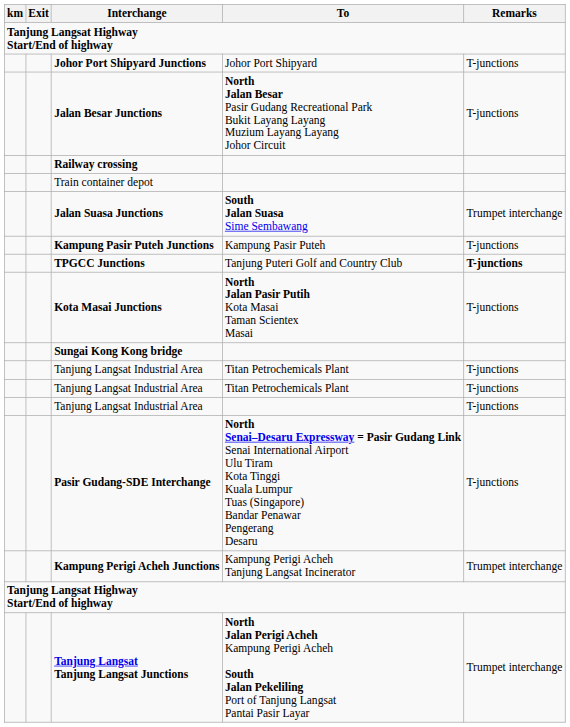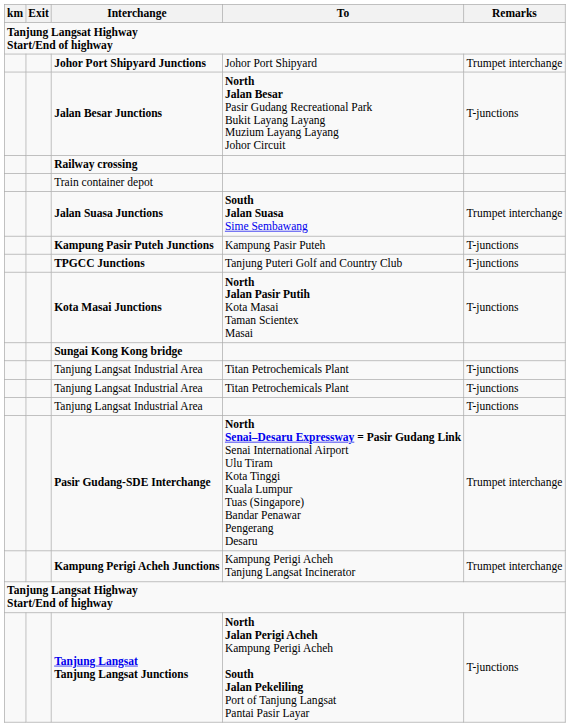(493, 63) T-junctions -> (514, 63) Trumpet interchange
(494, 263) bold -> (493, 263) normal
(493, 483) T-junctions -> (514, 483) Trumpet interchange
(514, 667) Trumpet interchange -> (493, 667) T-junctions
